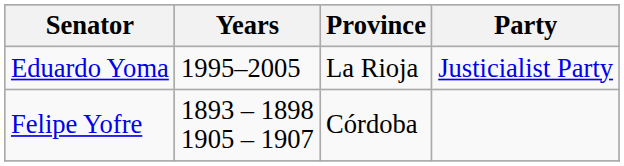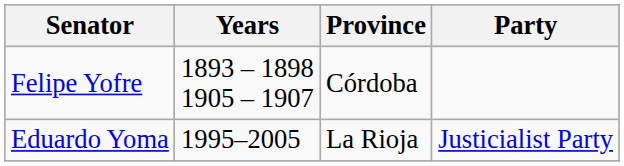rows swapped: (77, 124) <-> (90, 67)
